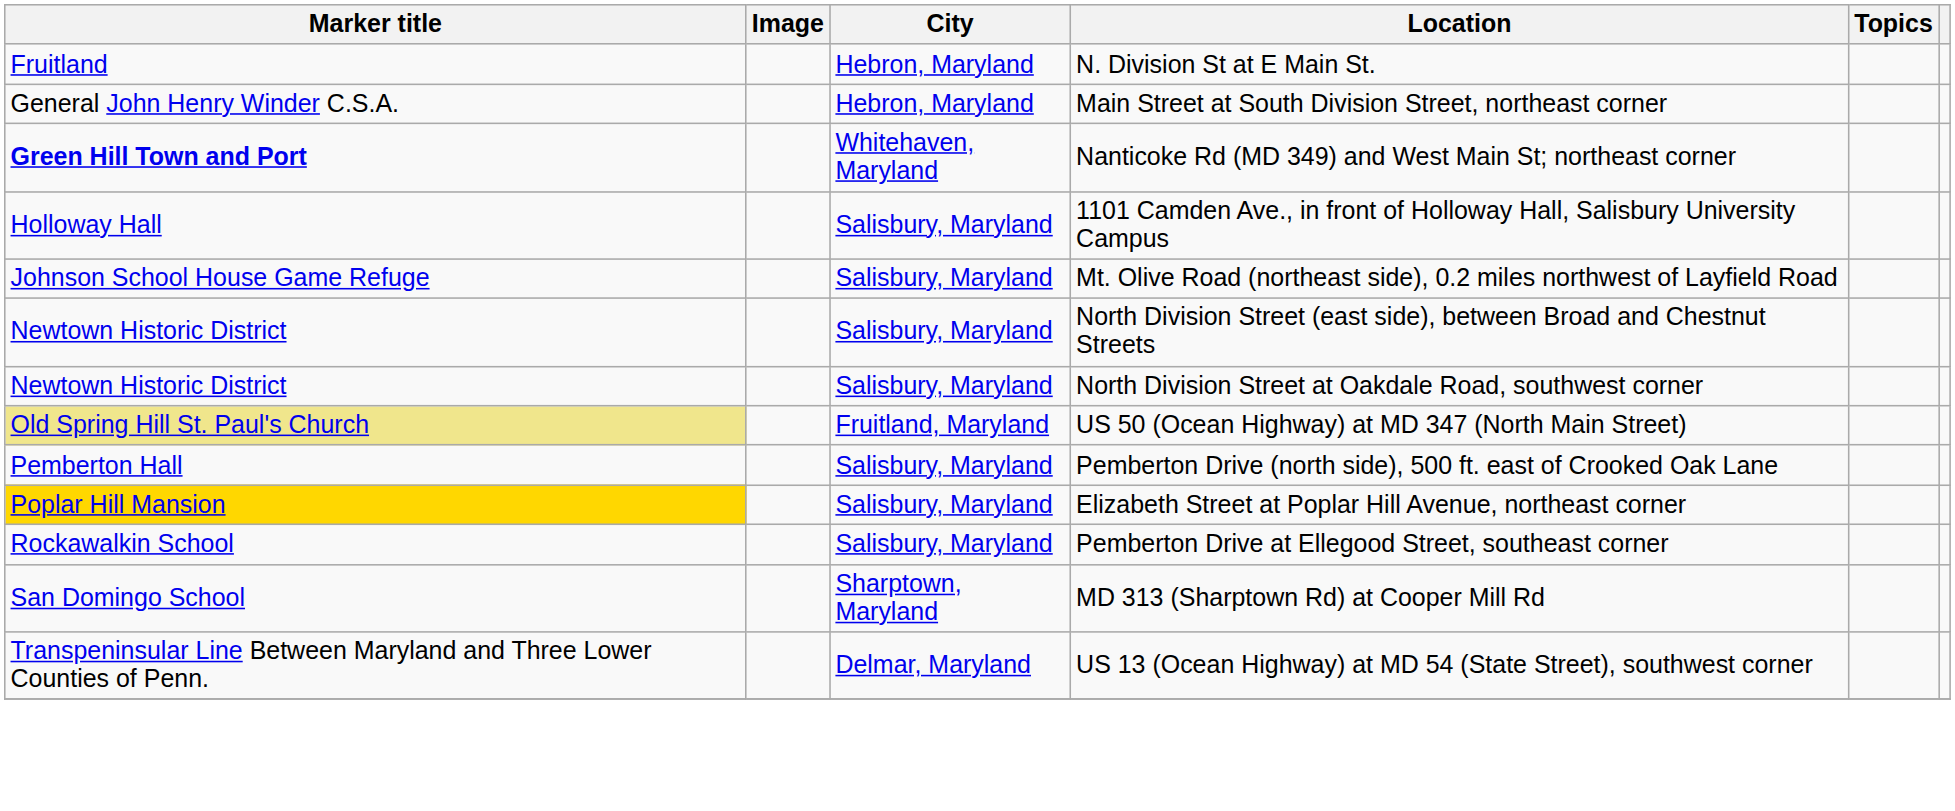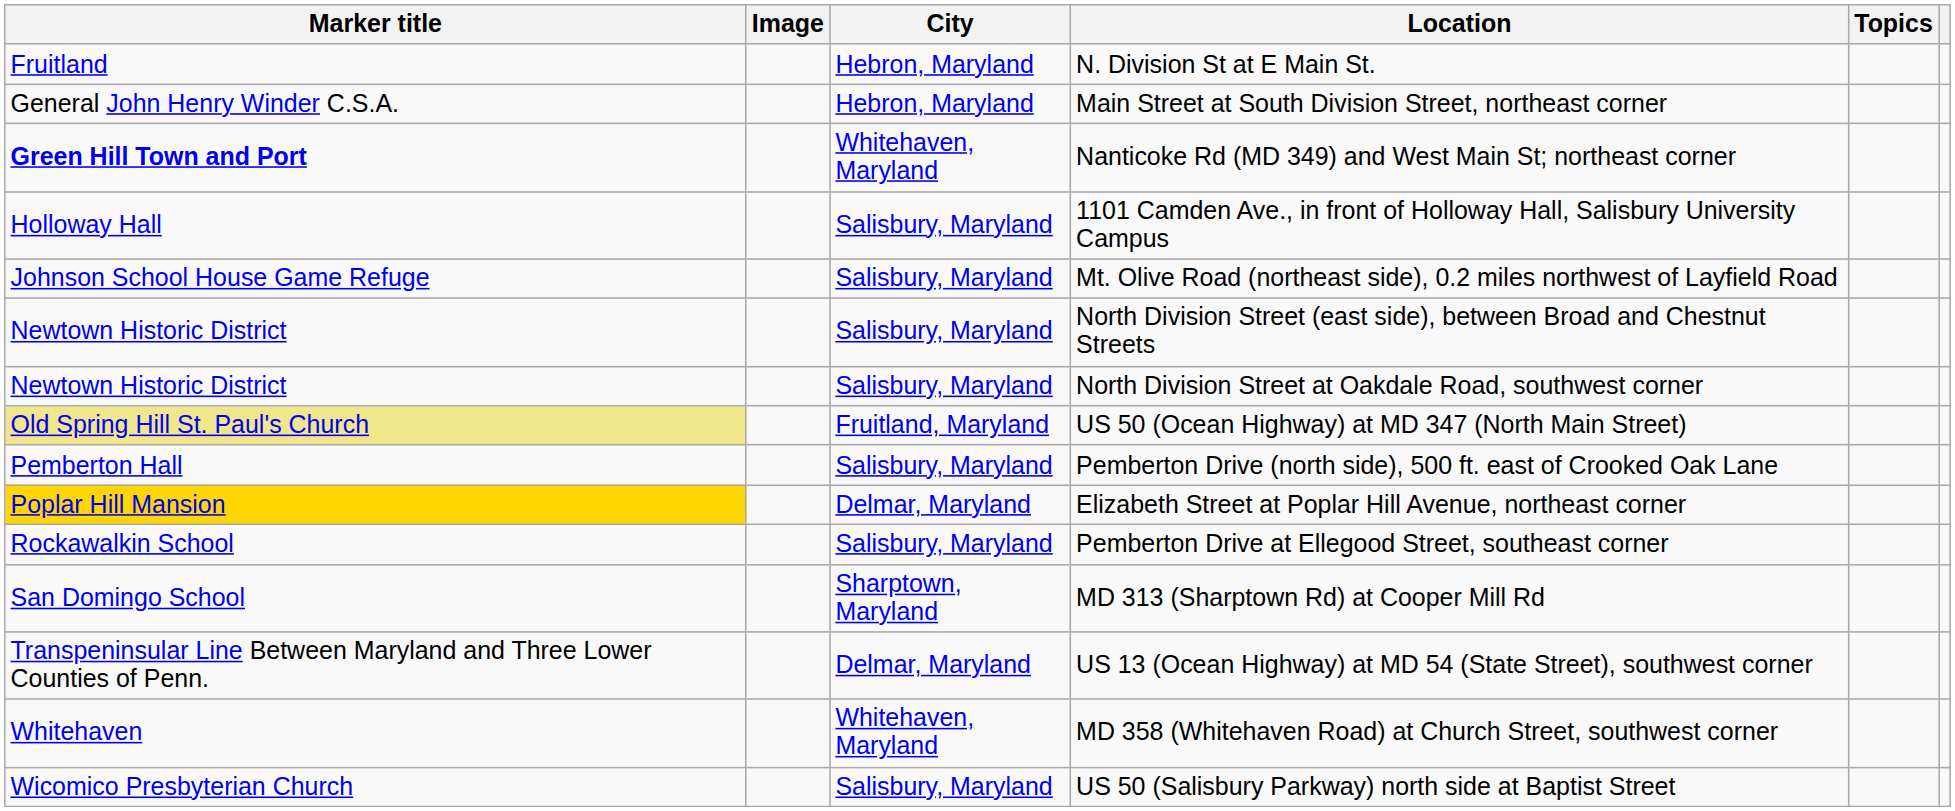(944, 504) Salisbury, Maryland -> (933, 504) Delmar, Maryland
+ row: (1427, 732)
+ row: (1376, 786)
